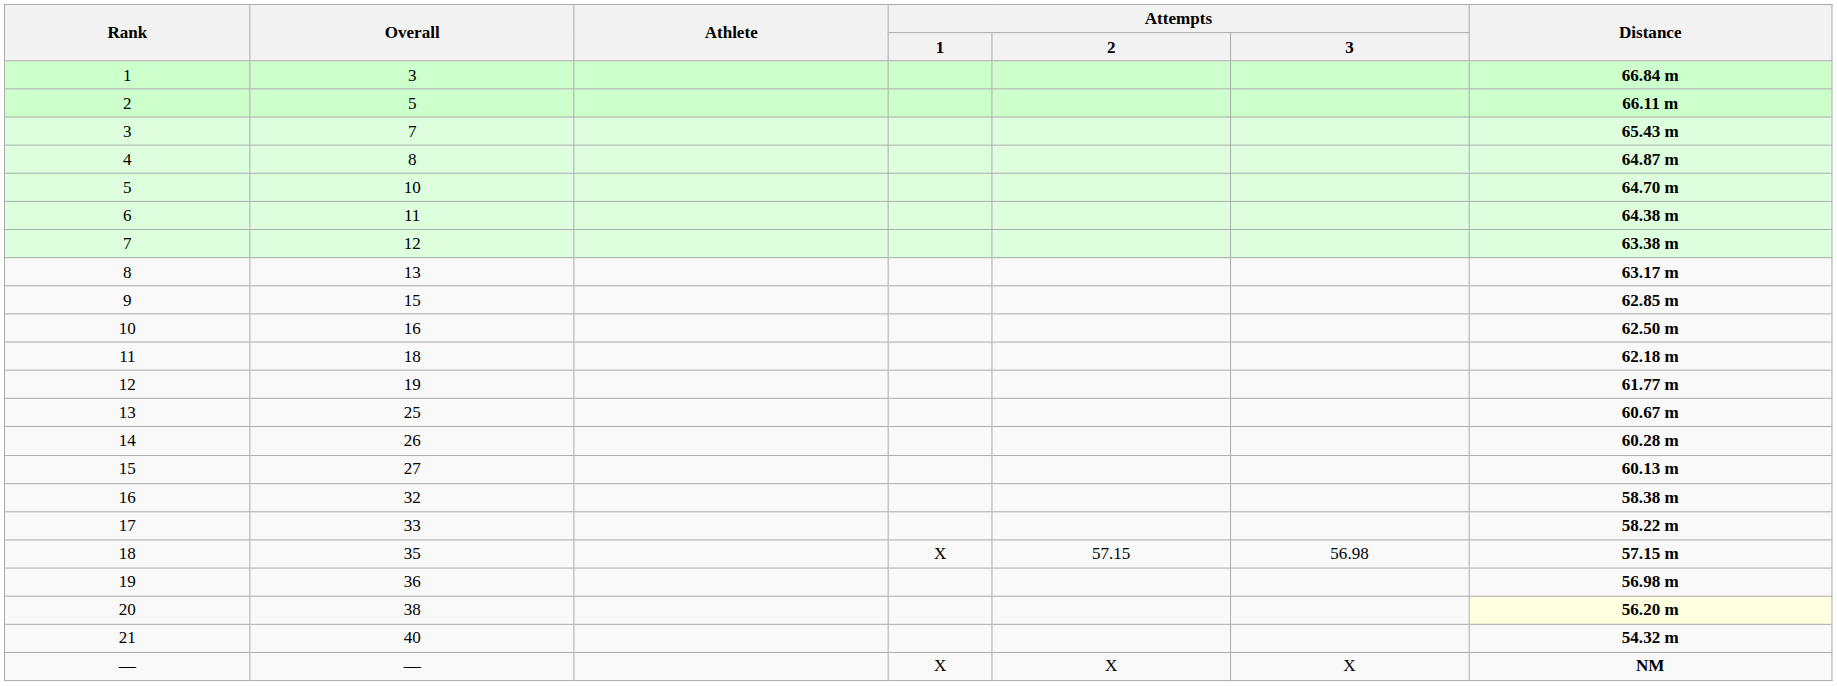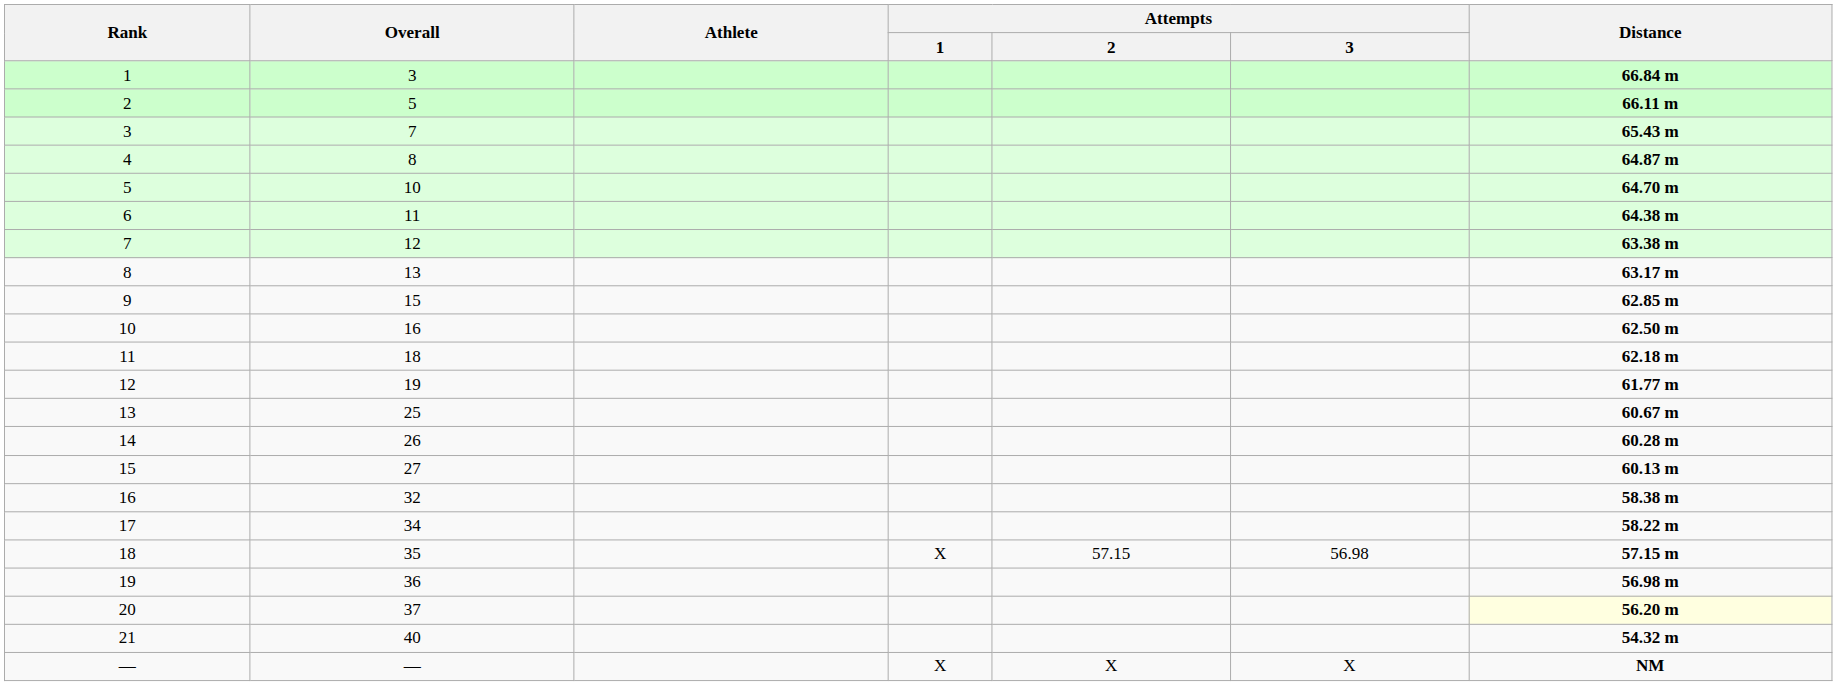(412, 525) 33 -> (412, 525) 34
(412, 609) 38 -> (412, 609) 37
